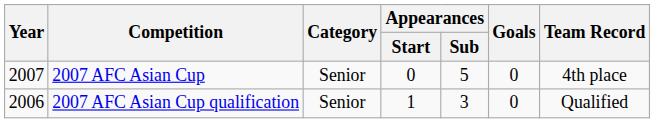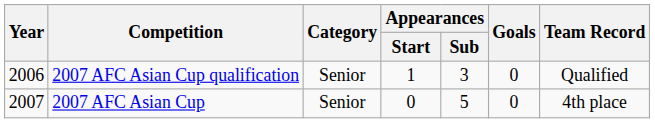rows swapped: (176, 103) <-> (129, 74)
